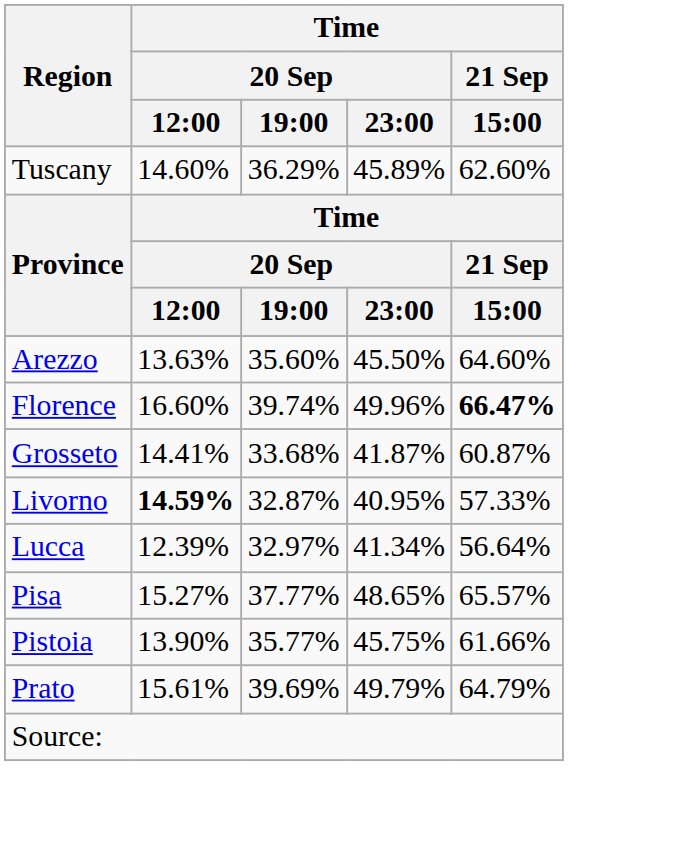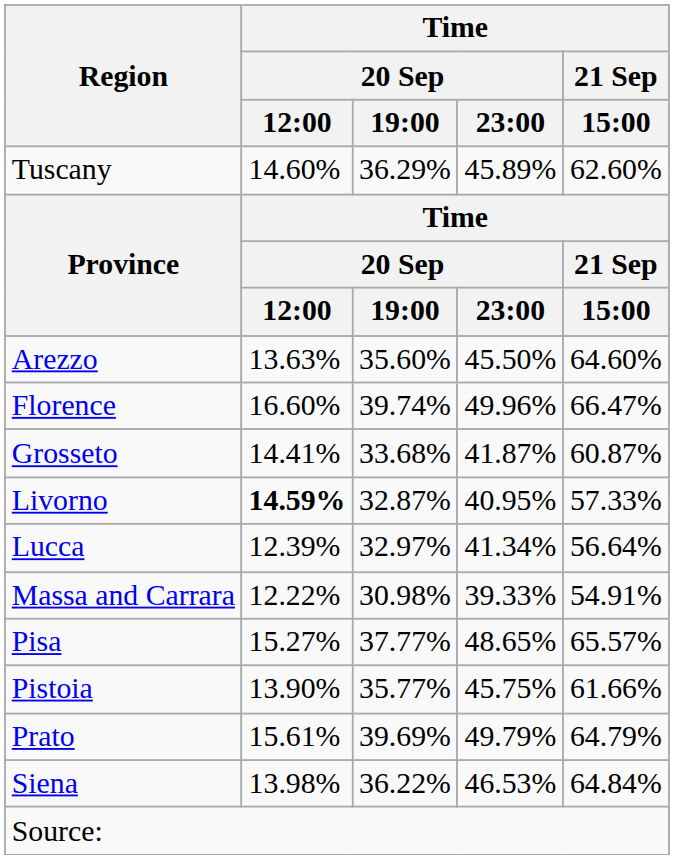(507, 405) bold -> (616, 405) normal
+ row: (123, 594)
+ row: (45, 783)
